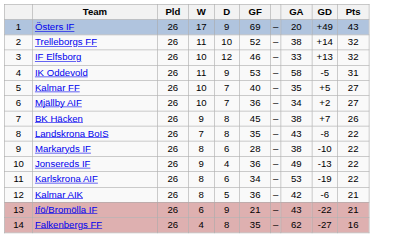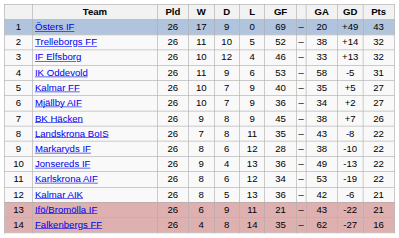+ column: (252, 12)
